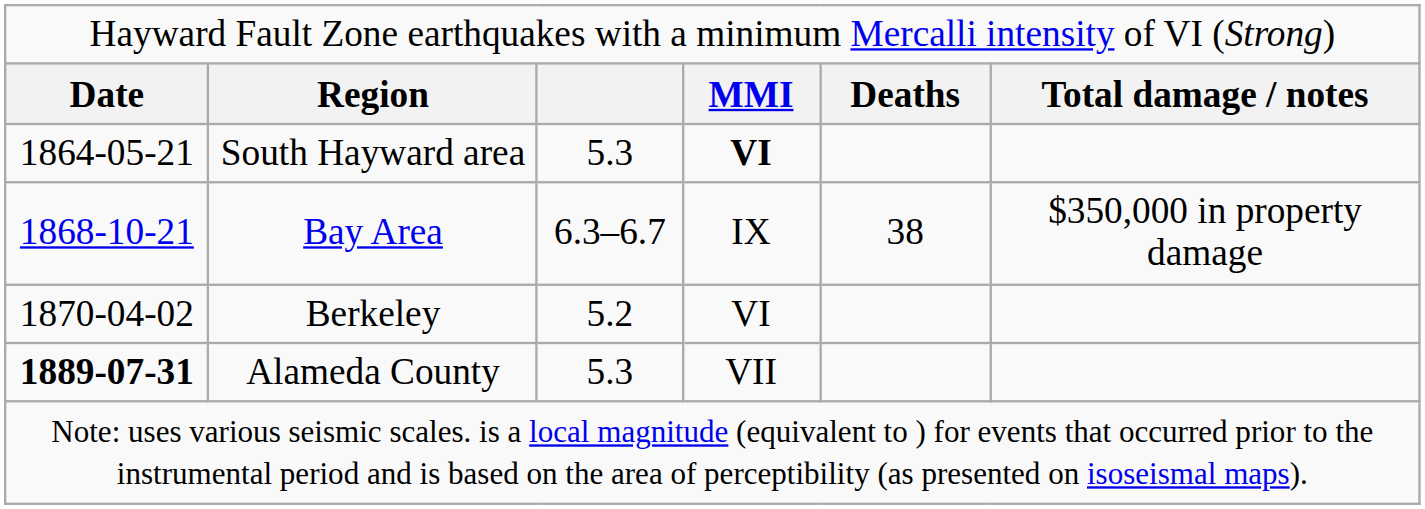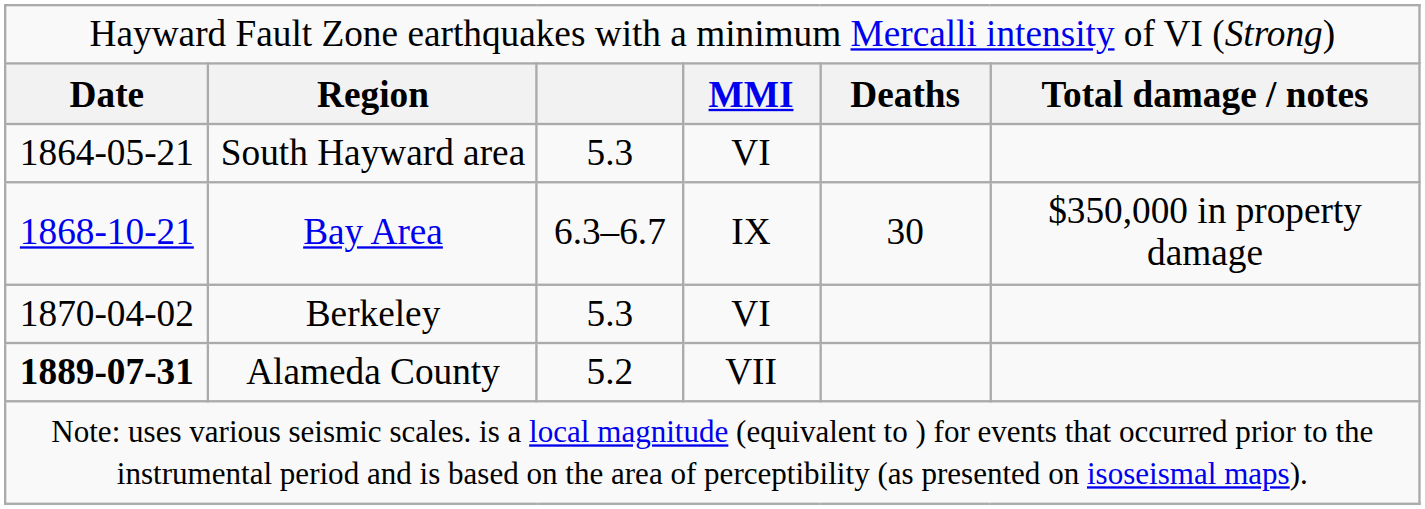(751, 152) bold -> (751, 152) normal
(905, 232) 38 -> (905, 232) 30
(610, 312) 5.2 -> (610, 312) 5.3
(610, 371) 5.3 -> (610, 371) 5.2
